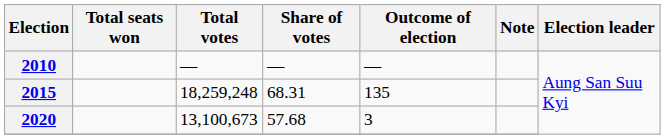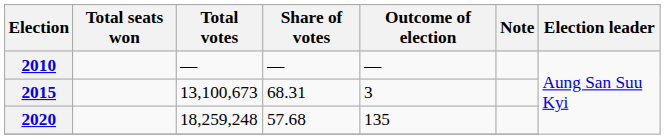(219, 92) 18,259,248 -> (219, 92) 13,100,673
(377, 92) 135 -> (368, 92) 3
(219, 119) 13,100,673 -> (219, 119) 18,259,248
(368, 119) 3 -> (377, 119) 135
